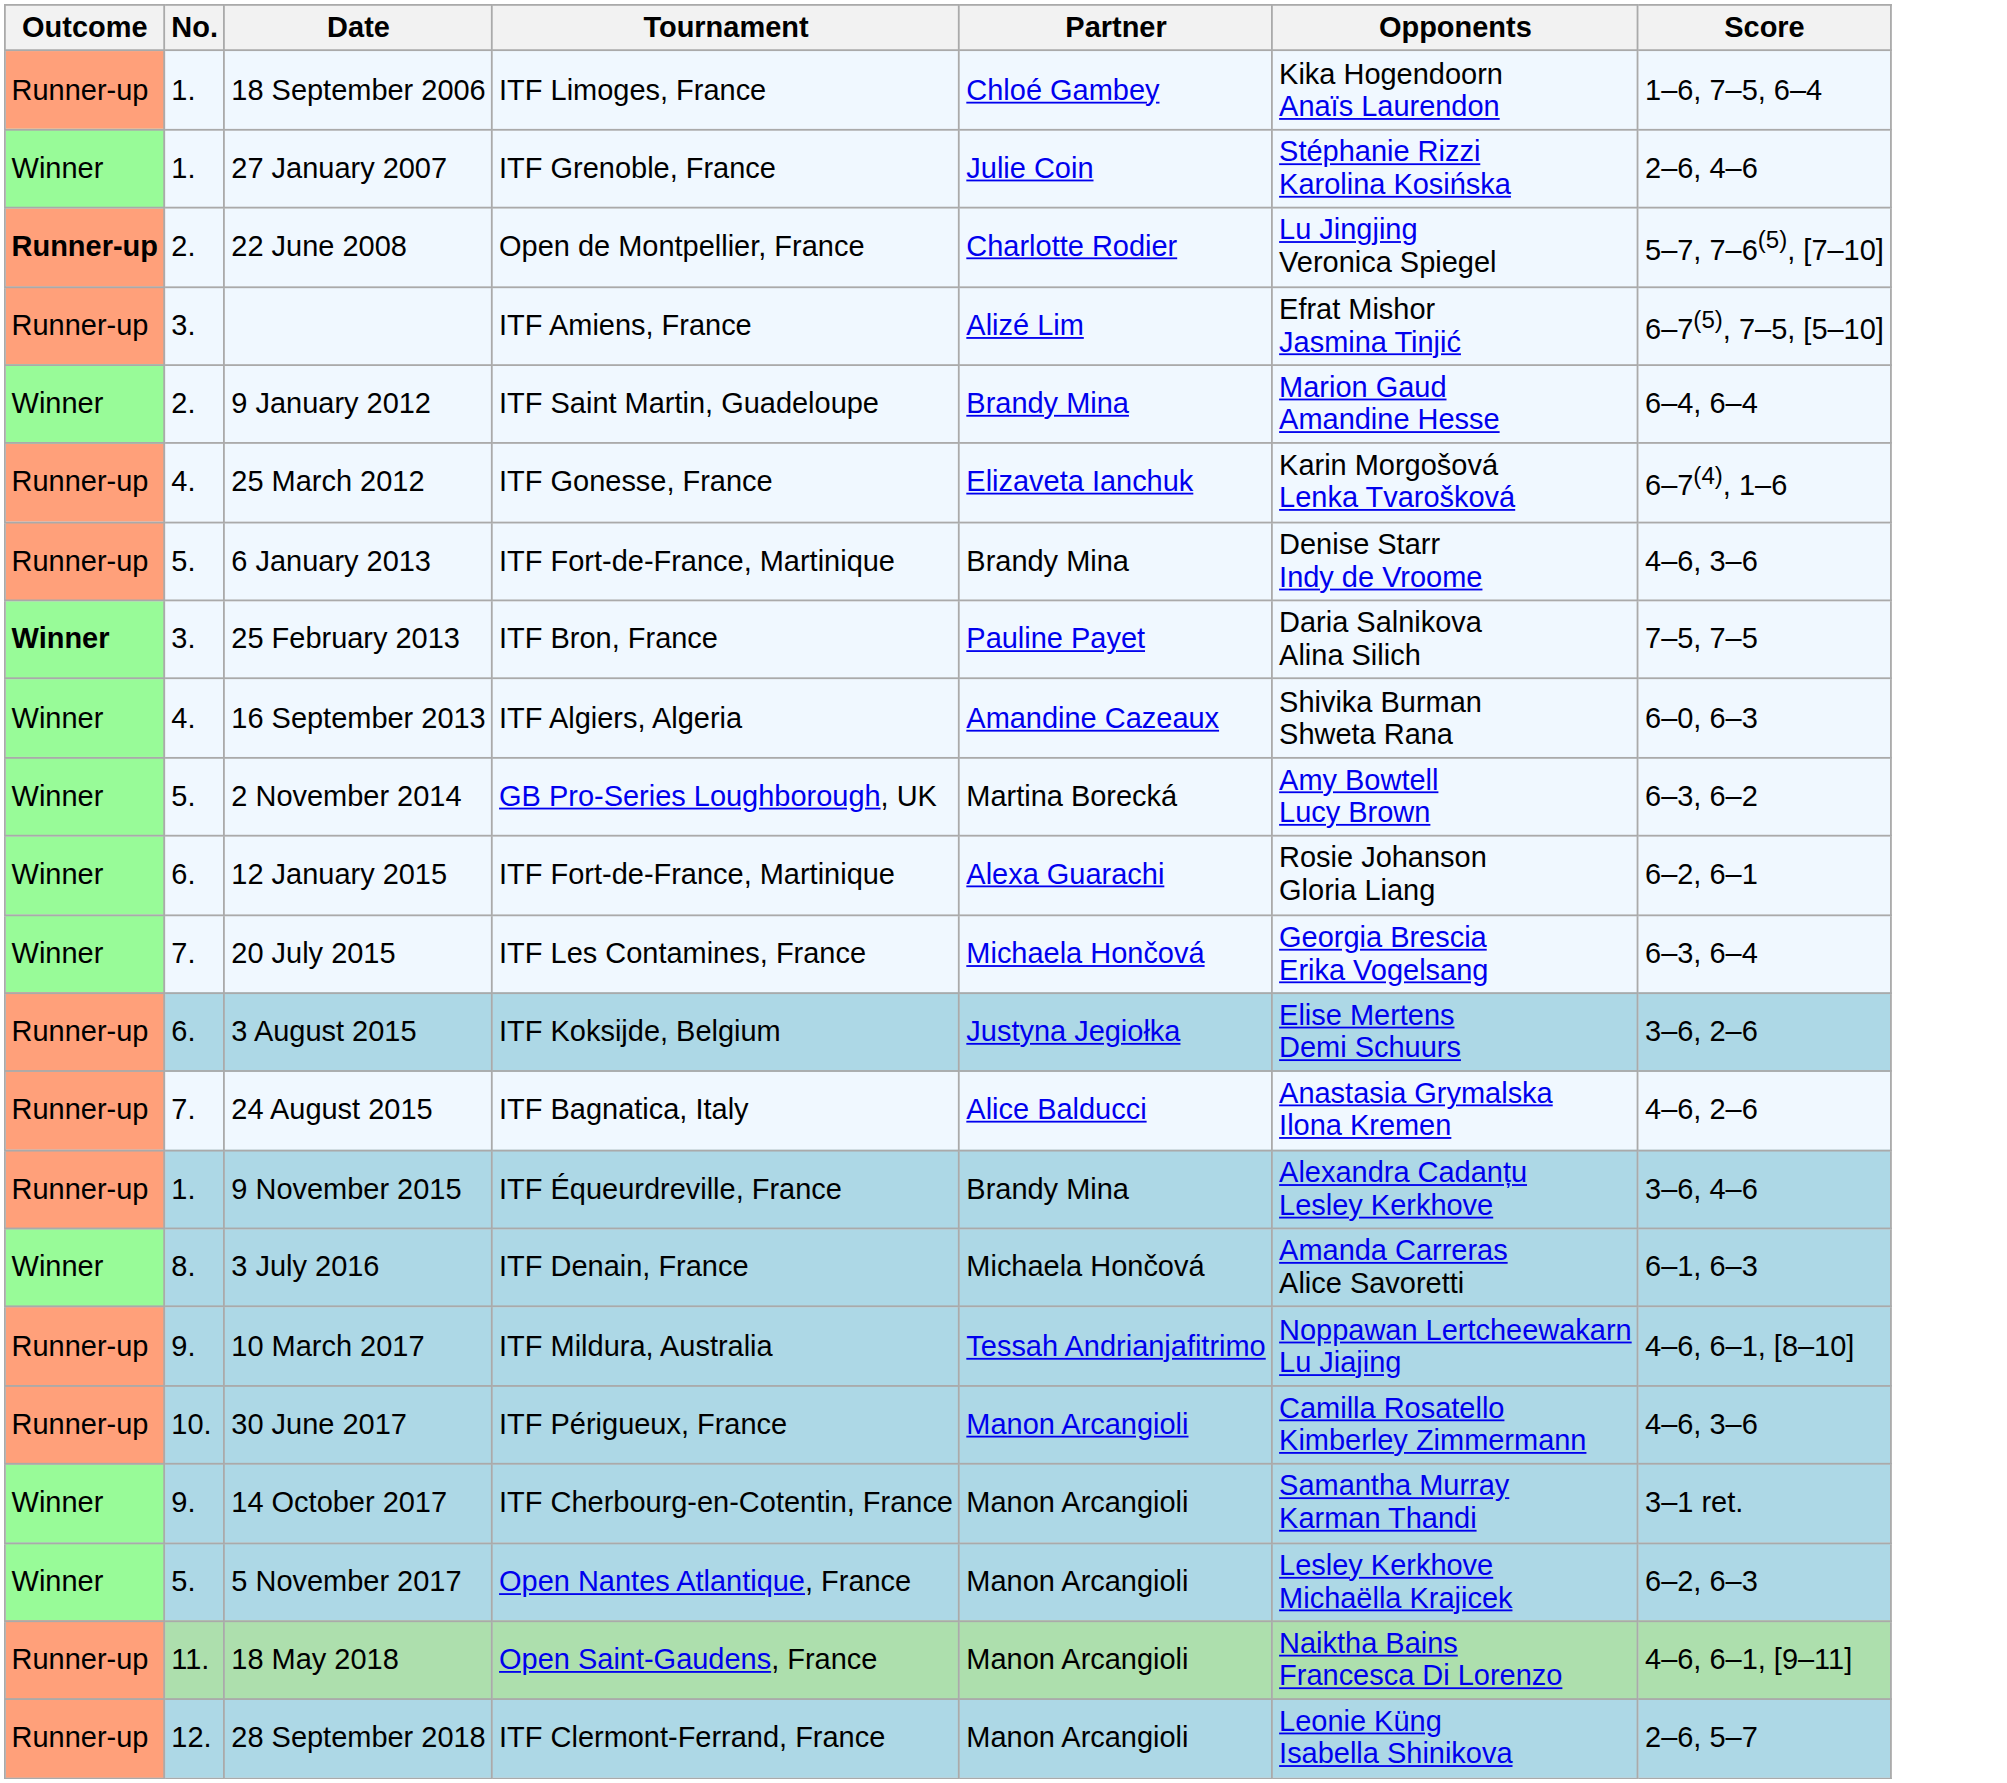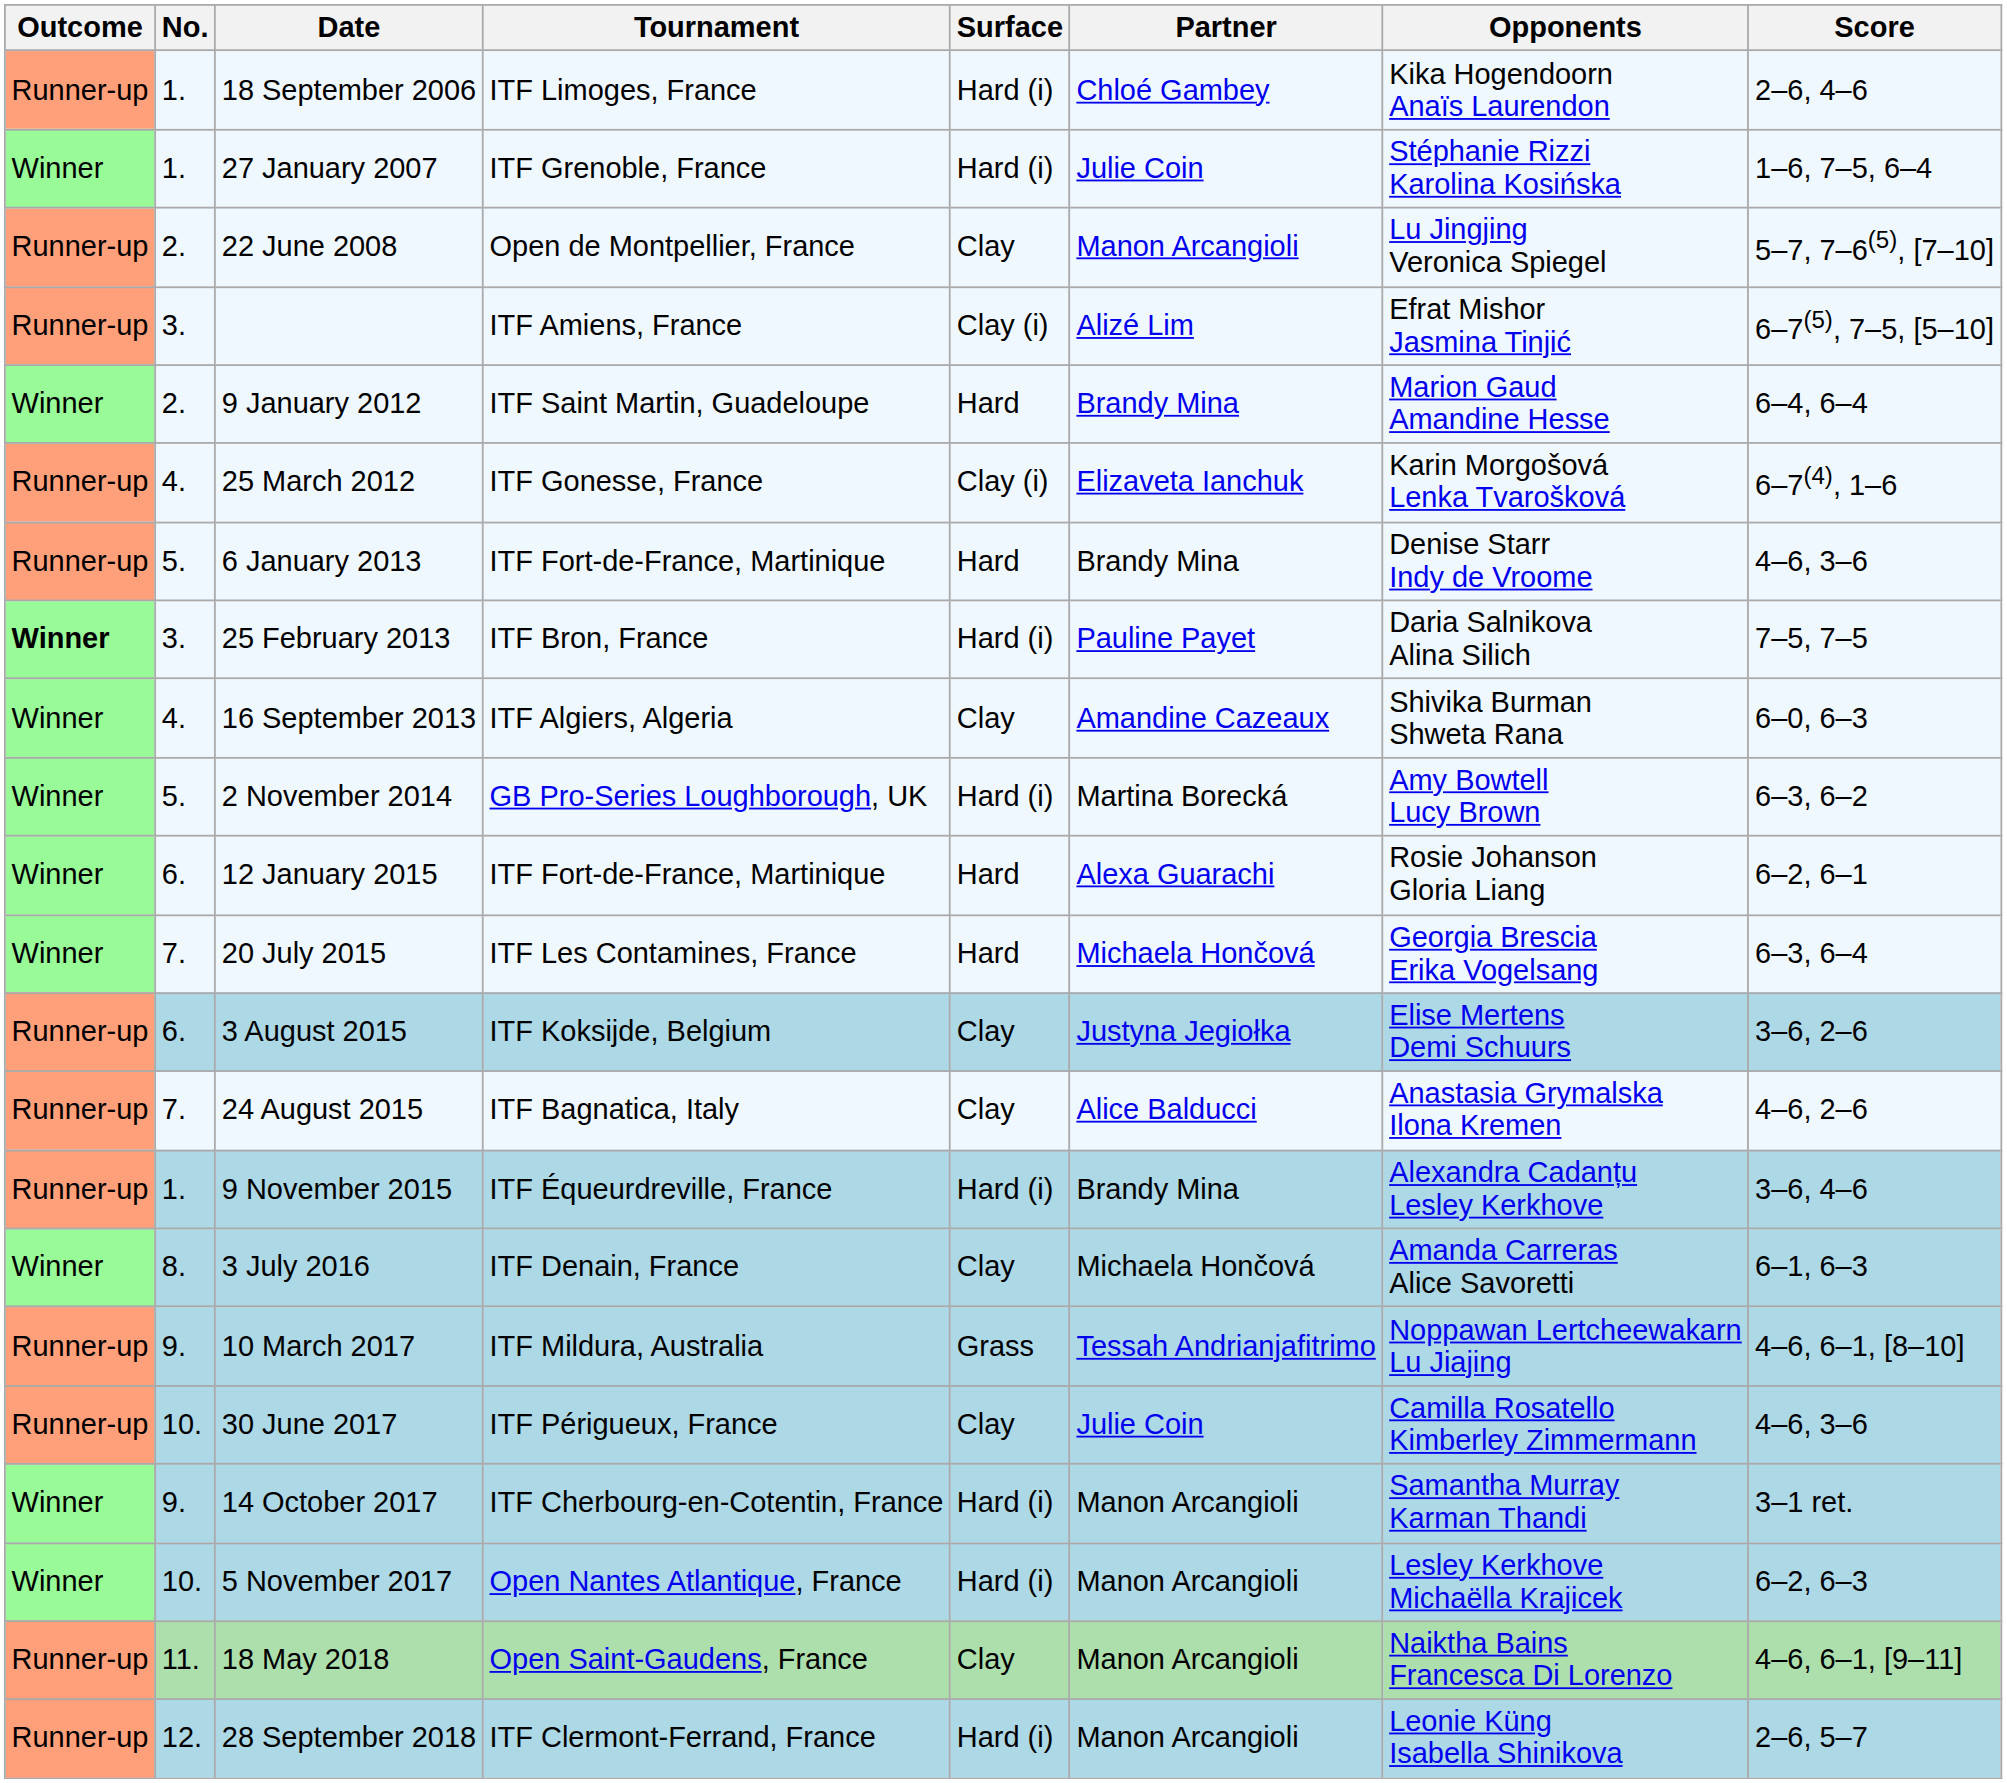+ column: (1010, 27)
(1734, 89) 1–6, 7–5, 6–4 -> (1811, 89) 2–6, 4–6
(1701, 168) 2–6, 4–6 -> (1844, 168) 1–6, 7–5, 6–4
(85, 246) bold -> (80, 246) normal
(1072, 246) Charlotte Rodier -> (1187, 246) Manon Arcangioli
(1077, 1424) Manon Arcangioli -> (1140, 1424) Julie Coin
(183, 1581) 5. -> (182, 1581) 10.
